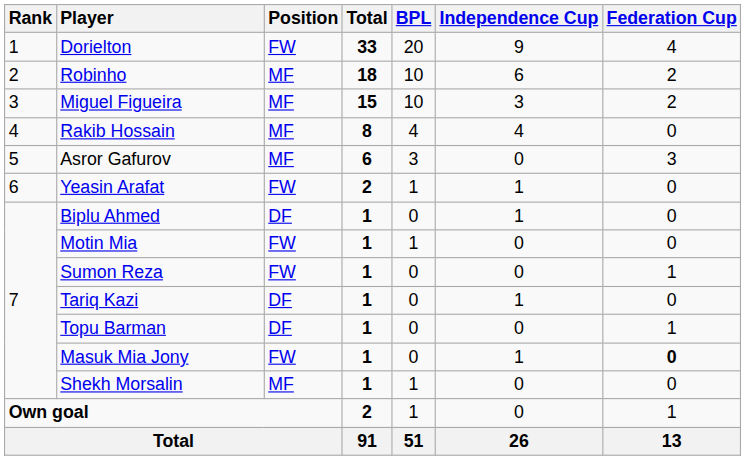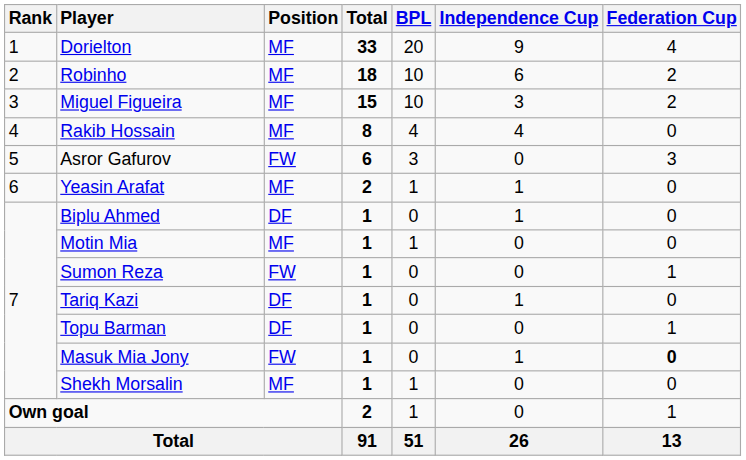(282, 46) FW -> (281, 46) MF
(281, 159) MF -> (282, 159) FW
(282, 187) FW -> (281, 187) MF
(282, 243) FW -> (281, 243) MF
